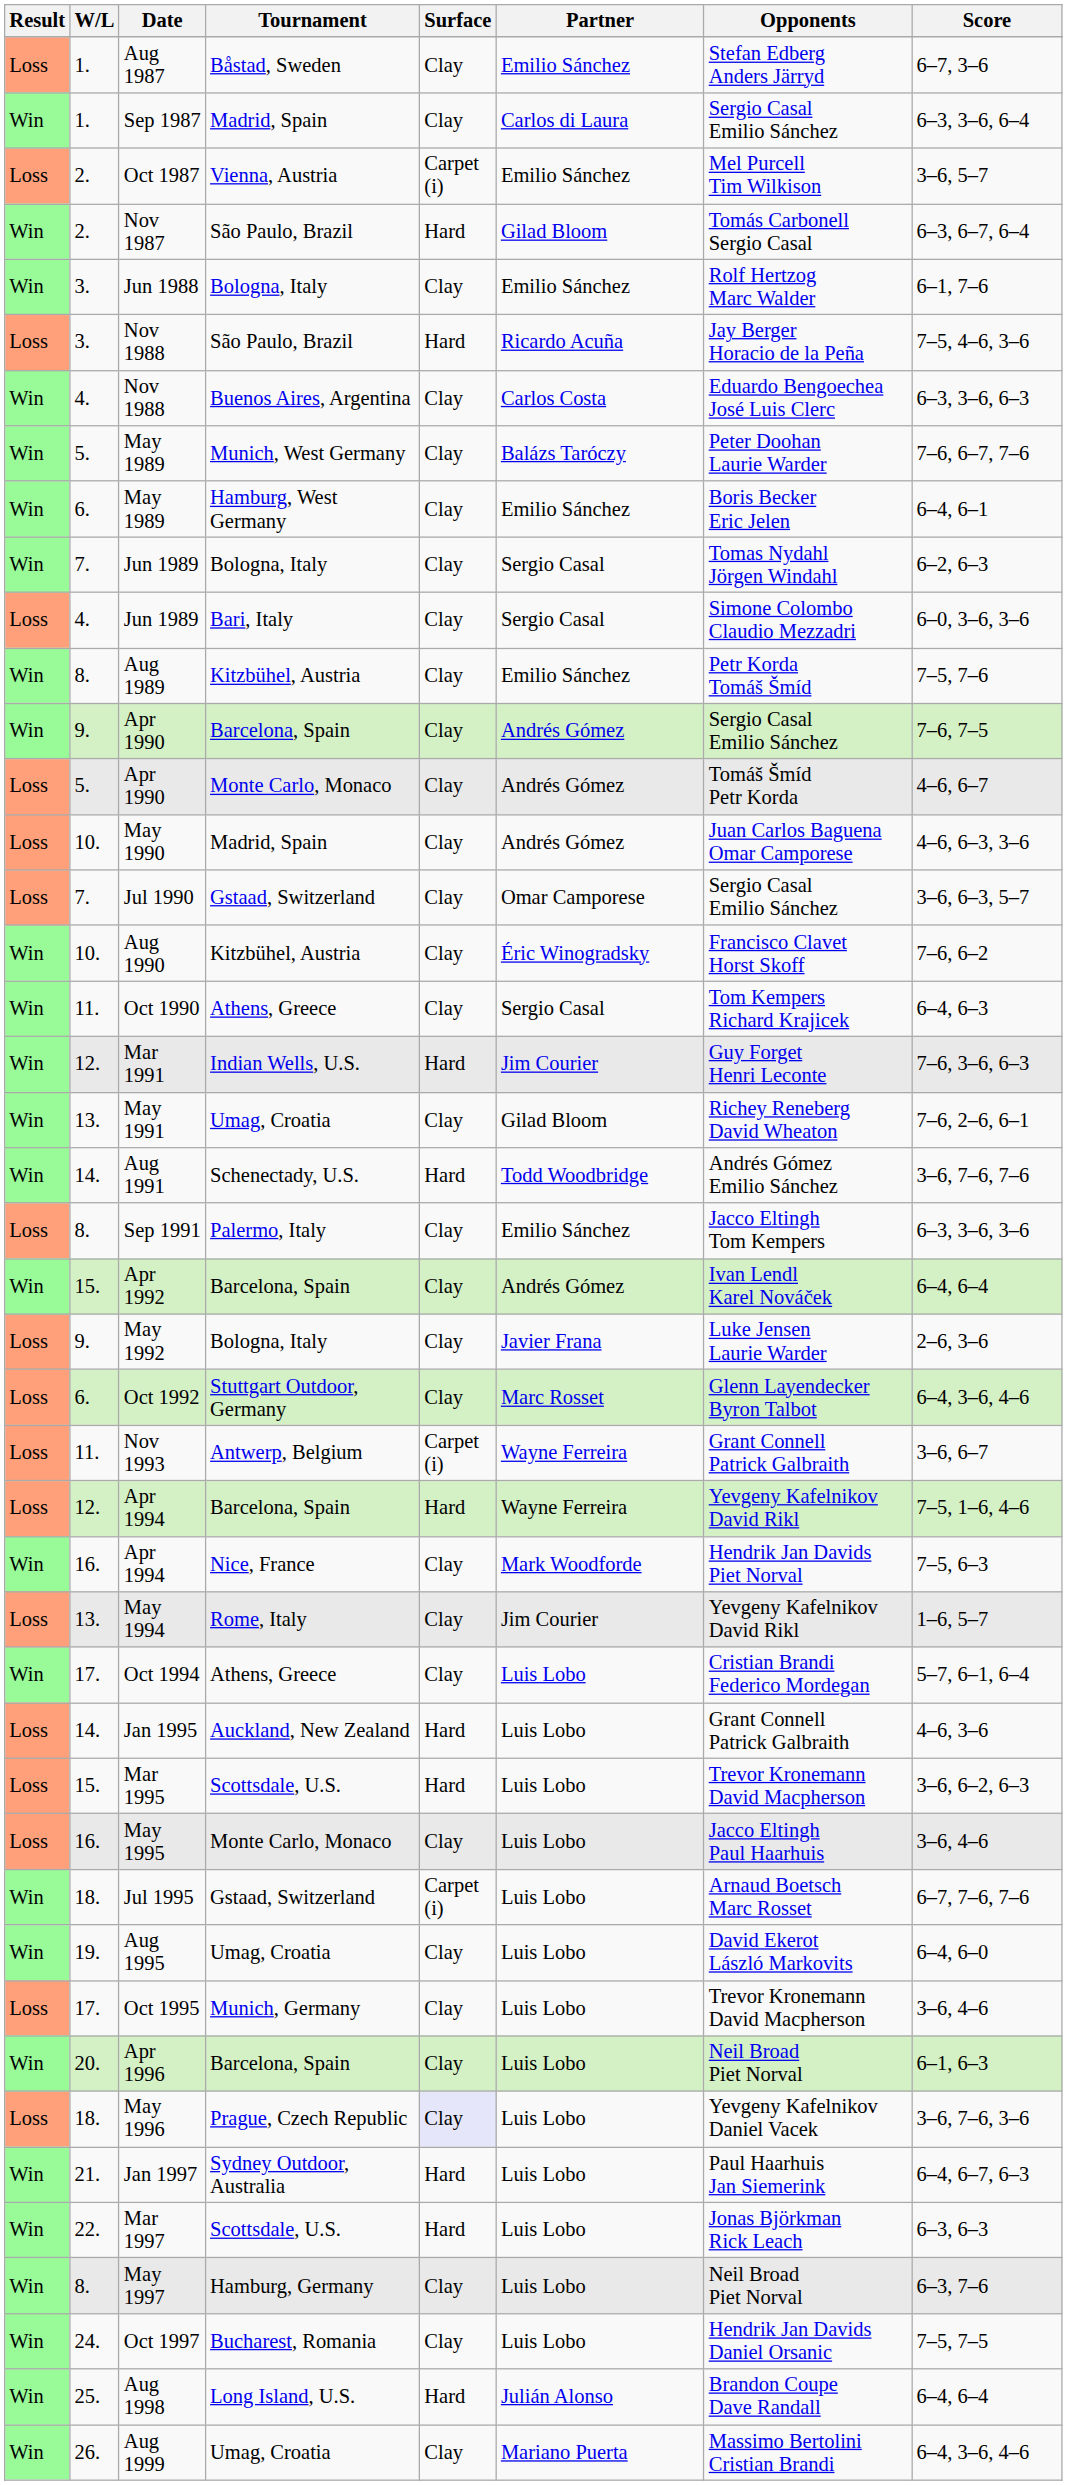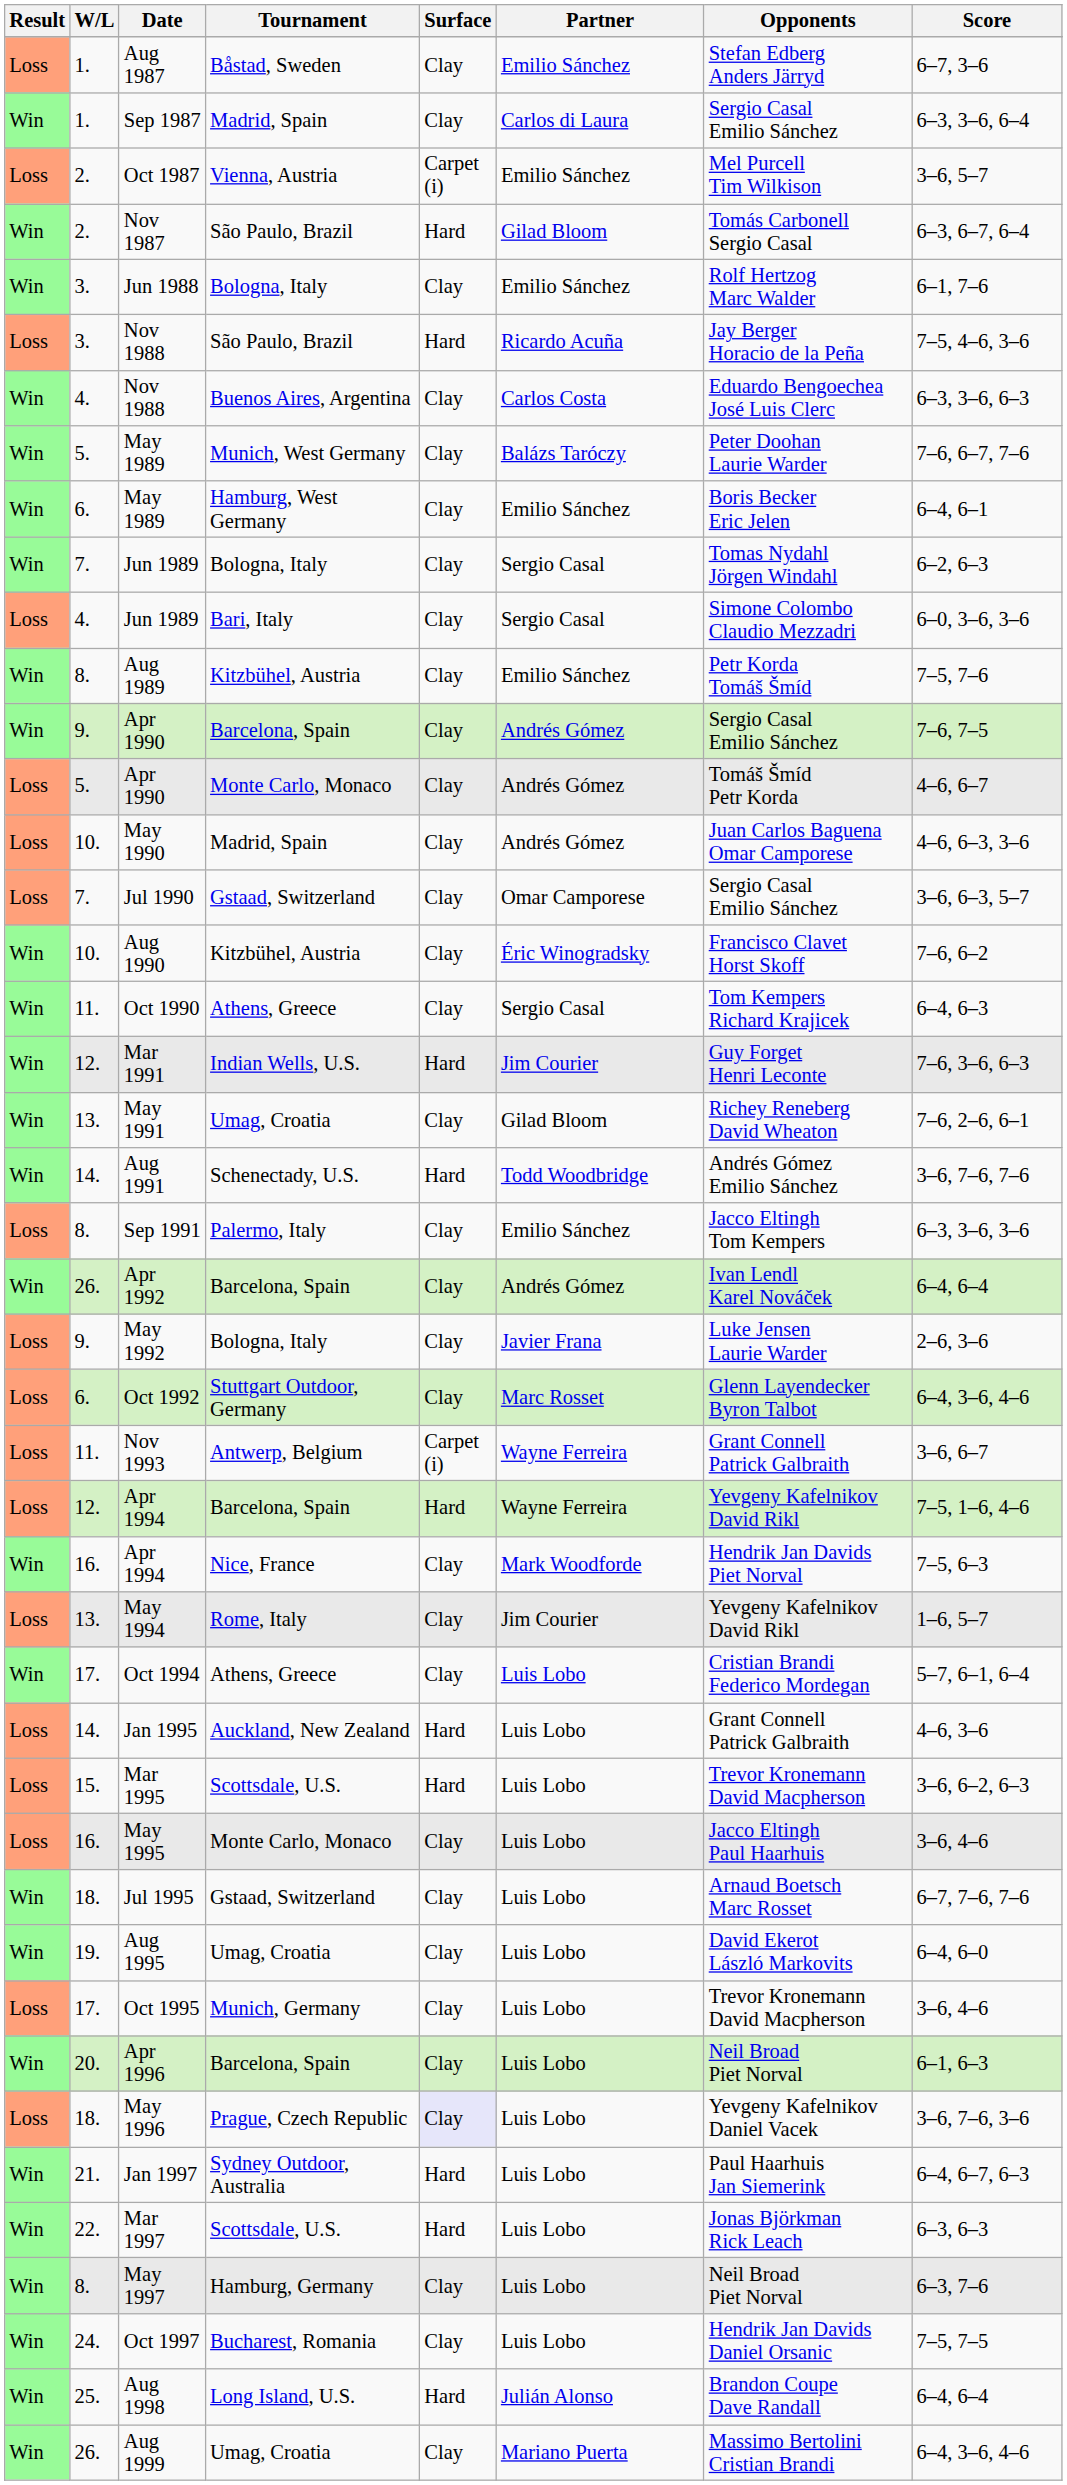(87, 1286) 15. -> (87, 1286) 26.
(452, 1896) Carpet (i) -> (444, 1896) Clay
